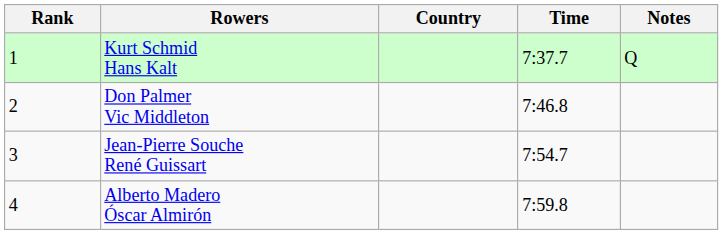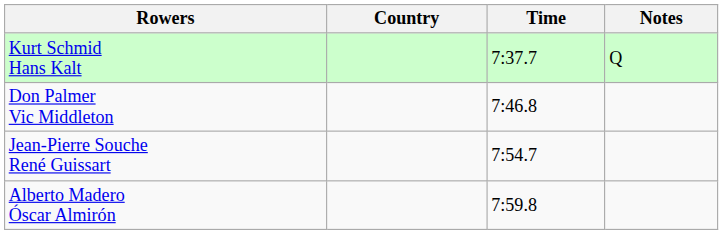- column: (52, 18)
